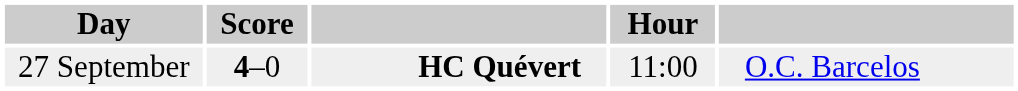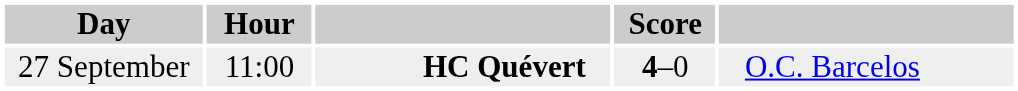columns swapped: (663, 23) <-> (257, 23)
